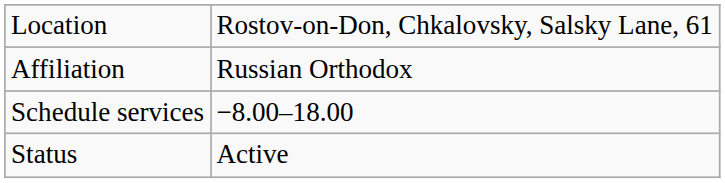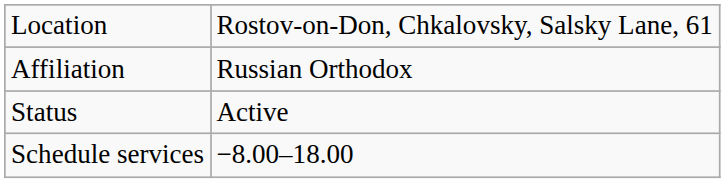rows swapped: (44, 154) <-> (108, 111)
